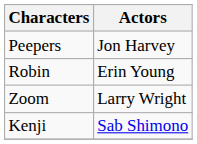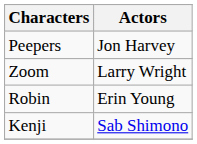rows swapped: (29, 98) <-> (29, 71)
